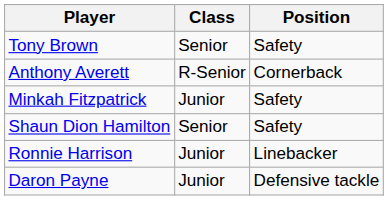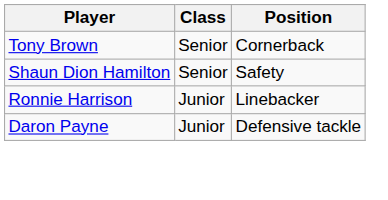(278, 45) Safety -> (280, 45) Cornerback
- row: (69, 72)
- row: (77, 99)
